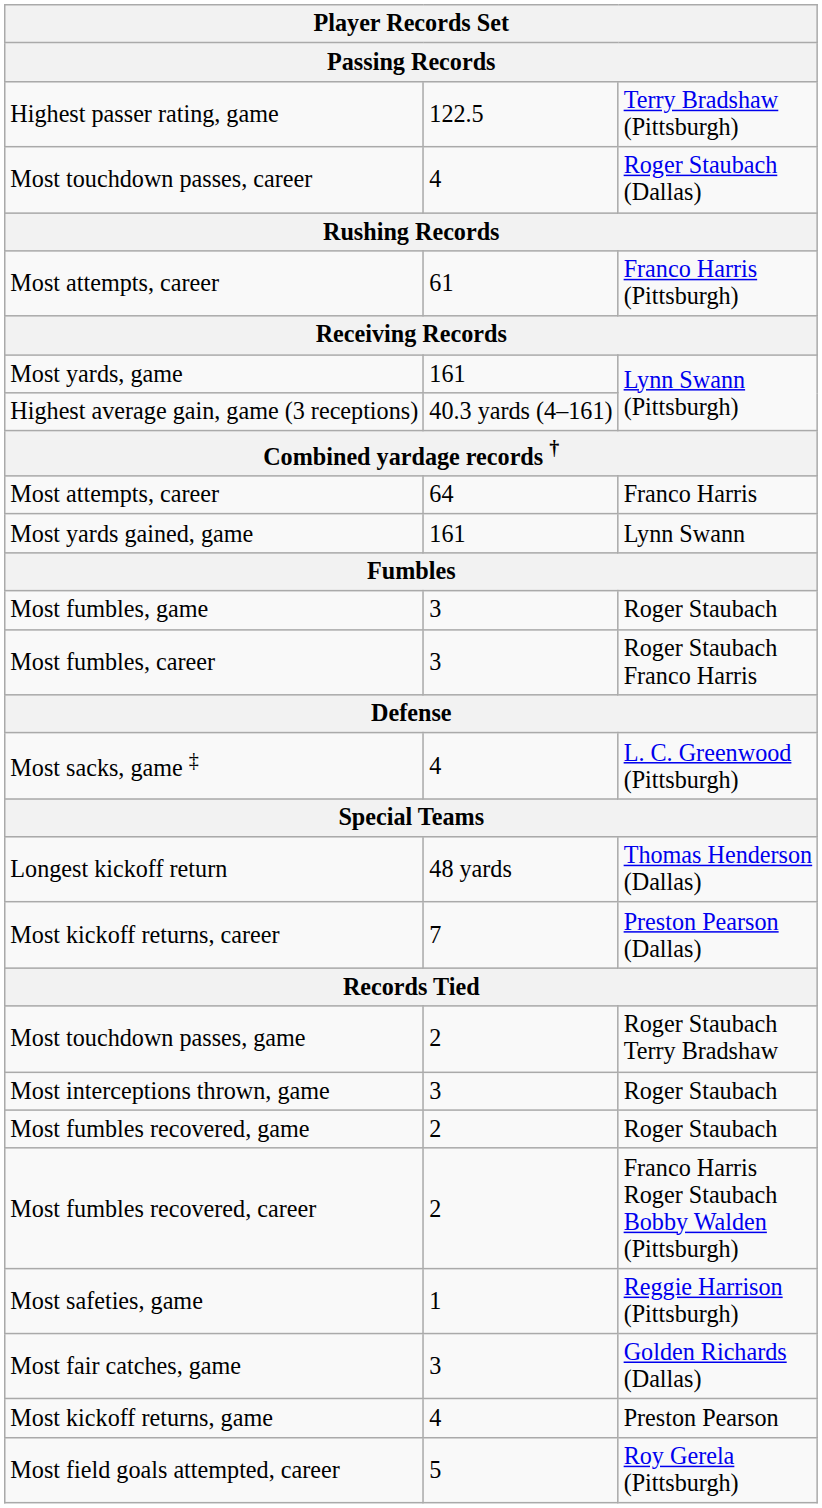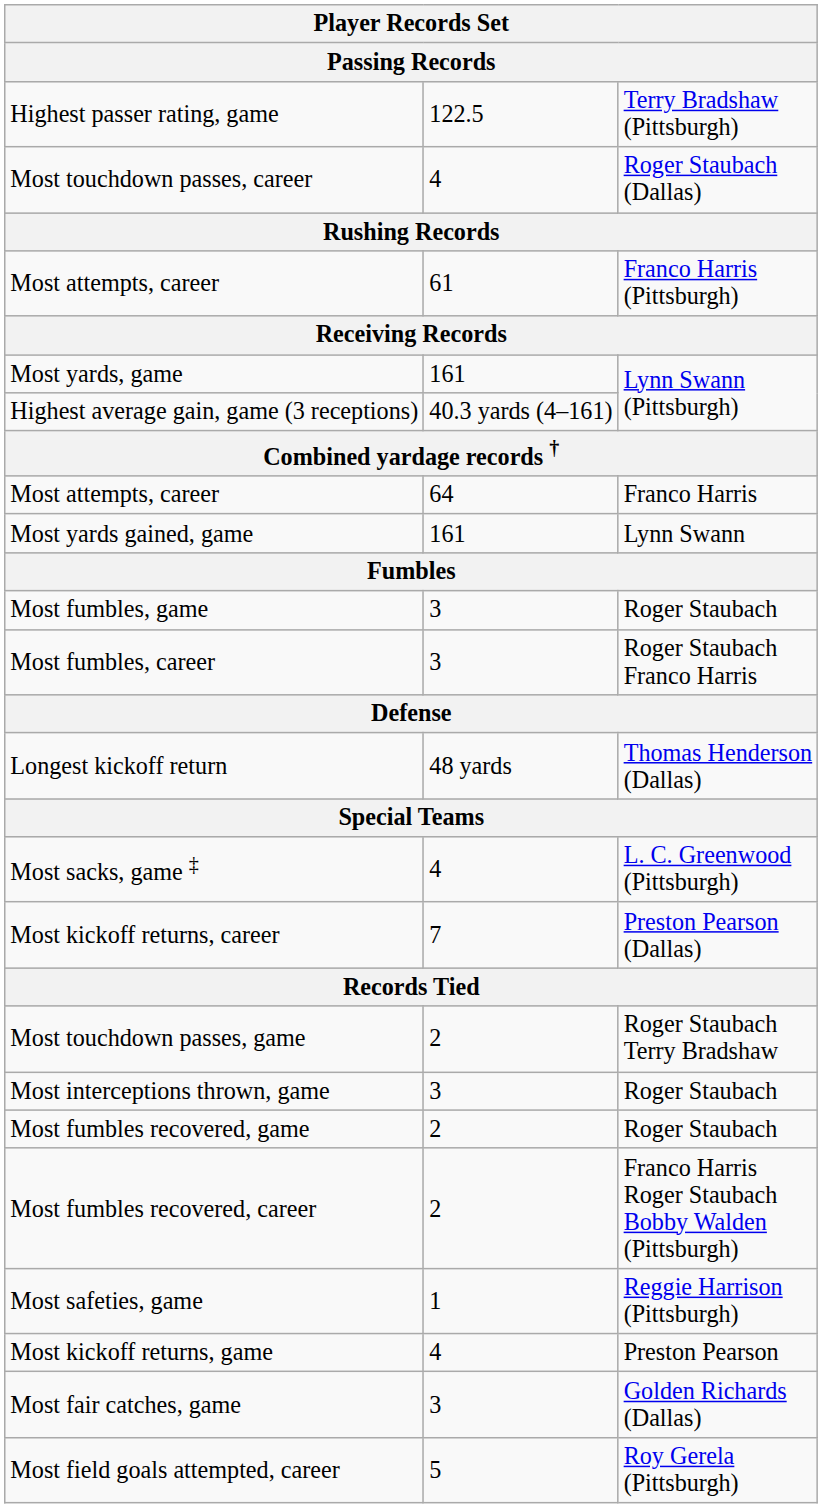rows swapped: (105, 765) <-> (119, 869)
rows swapped: (142, 1418) <-> (126, 1366)
